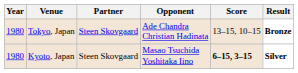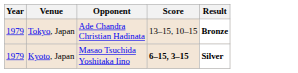- column: (108, 12)
(15, 31) 1980 -> (15, 31) 1979
(15, 56) 1980 -> (15, 56) 1979
